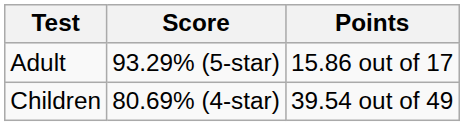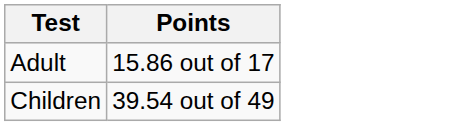- column: (196, 23)
